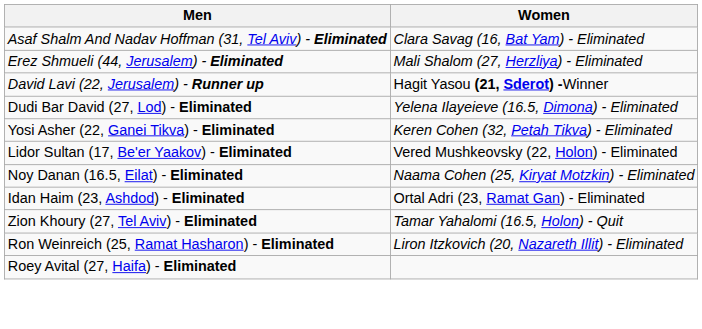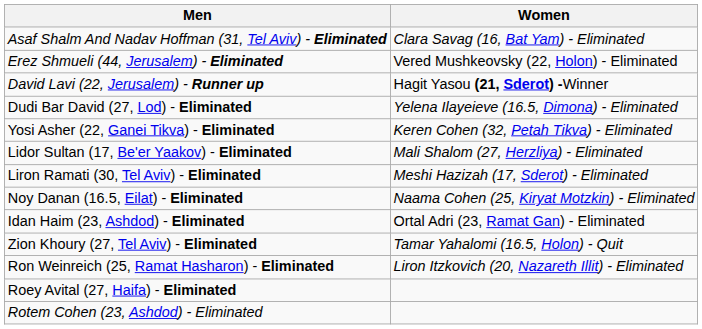(518, 61) Mali Shalom (27, Herzliya) - Eliminated -> (536, 61) Vered Mushkeovsky (22, Holon) - Eliminated
(536, 152) Vered Mushkeovsky (22, Holon) - Eliminated -> (518, 152) Mali Shalom (27, Herzliya) - Eliminated
+ row: (134, 175)
+ row: (135, 312)
